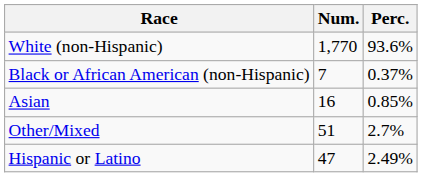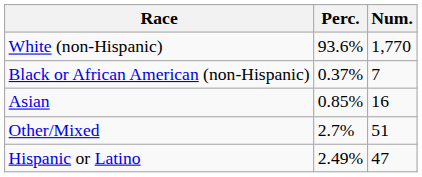columns swapped: (339, 18) <-> (390, 18)
